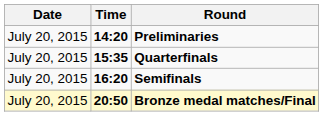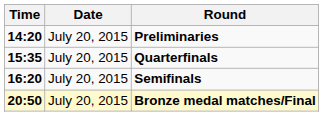columns swapped: (47, 15) <-> (111, 15)
